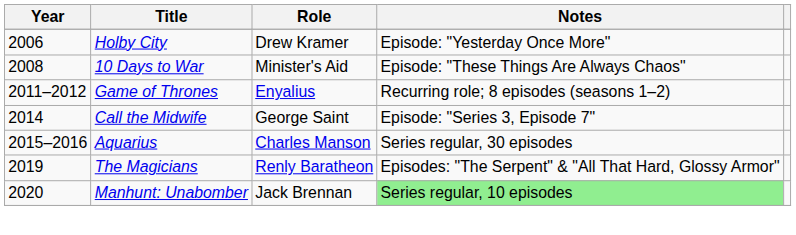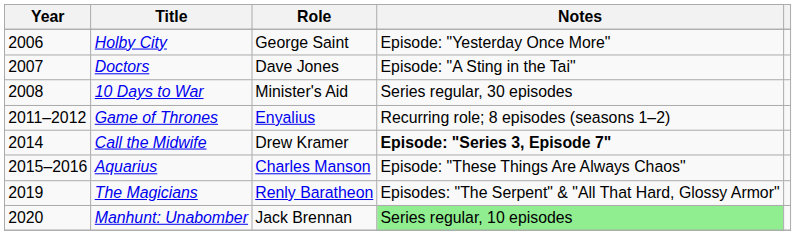(302, 42) Drew Kramer -> (302, 42) George Saint
+ row: (122, 67)
(533, 67) Episode: "These Things Are Always Chaos" -> (477, 92) Series regular, 30 episodes
(302, 117) George Saint -> (302, 142) Drew Kramer
(488, 117) normal -> (496, 142) bold
(477, 142) Series regular, 30 episodes -> (533, 167) Episode: "These Things Are Always Chaos"
